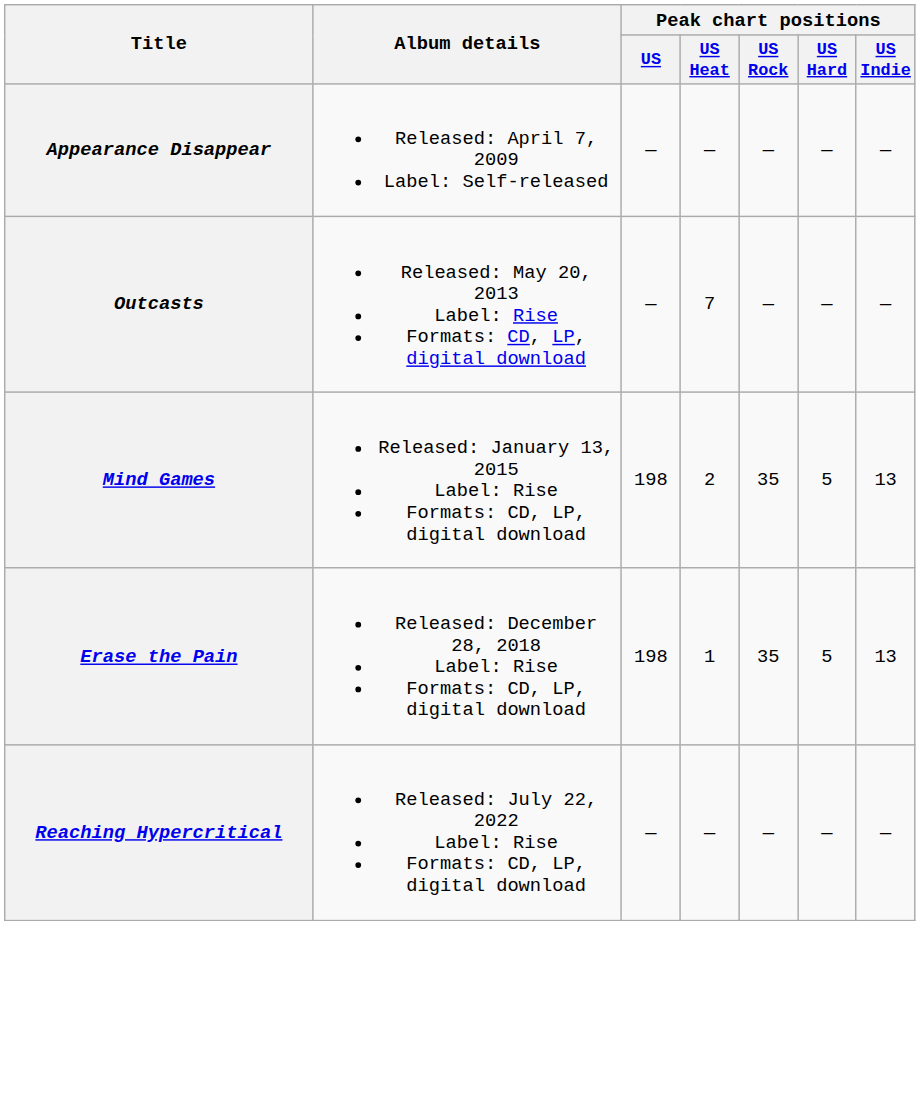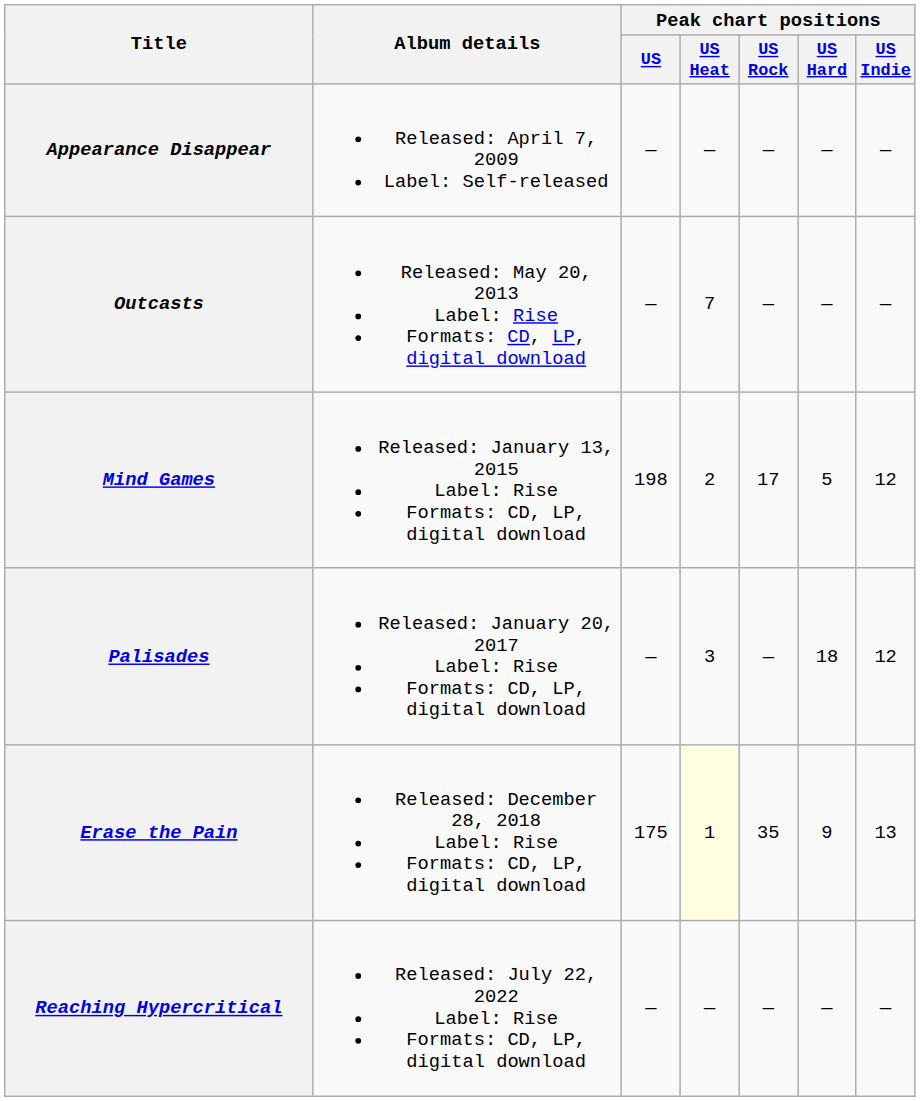(768, 480) 35 -> (768, 480) 17
(886, 480) 13 -> (886, 480) 12
+ row: (159, 656)
(651, 656) 198 -> (651, 832) 175
(710, 656) no background -> (710, 832) lightyellow background
(827, 656) 5 -> (827, 832) 9
